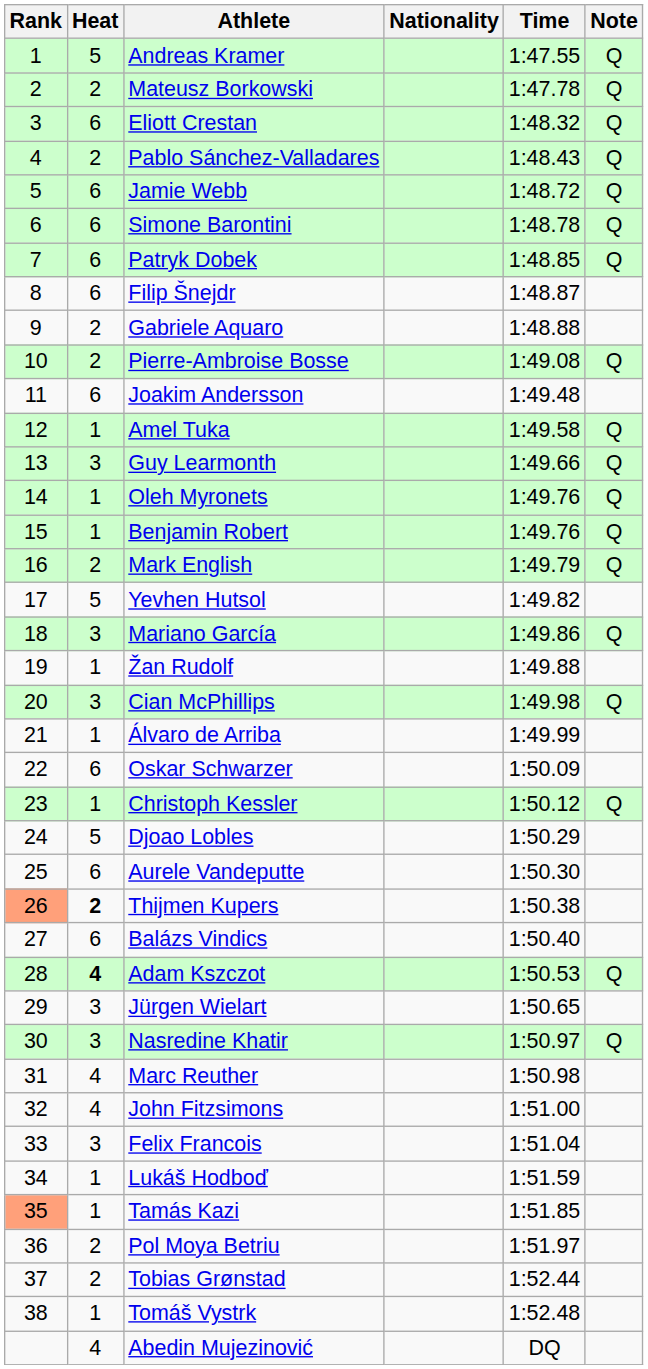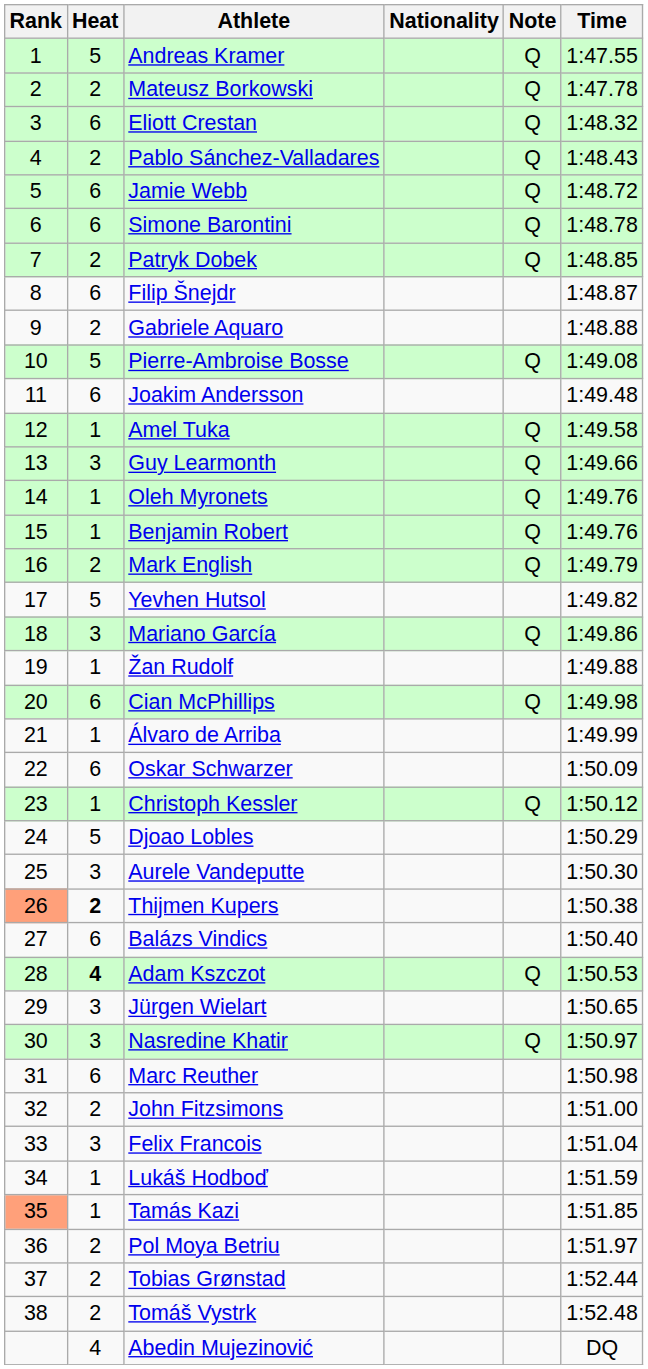columns swapped: (545, 21) <-> (614, 21)
(95, 259) 6 -> (95, 259) 2
(95, 361) 2 -> (95, 361) 5
(95, 701) 3 -> (95, 701) 6
(95, 871) 6 -> (95, 871) 3
(95, 1075) 4 -> (95, 1075) 6
(95, 1109) 4 -> (95, 1109) 2
(95, 1313) 1 -> (95, 1313) 2
